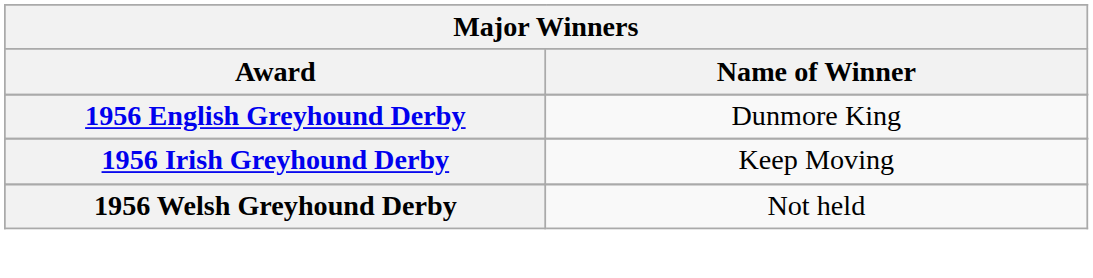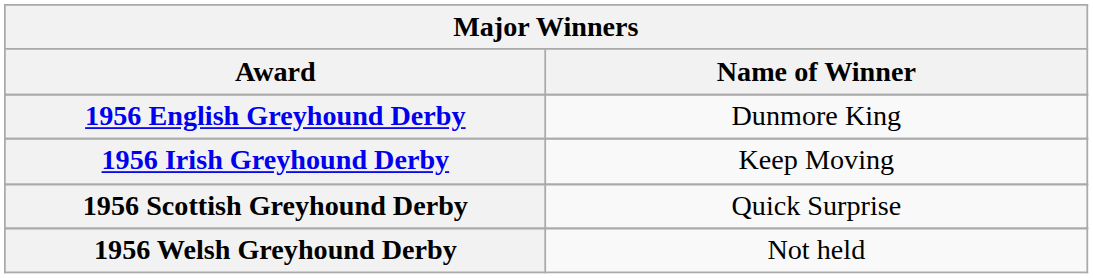+ row: (275, 205)
